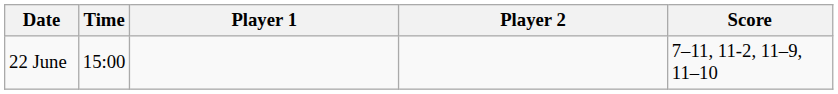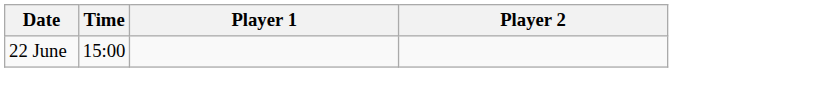- column: (750, 20)
